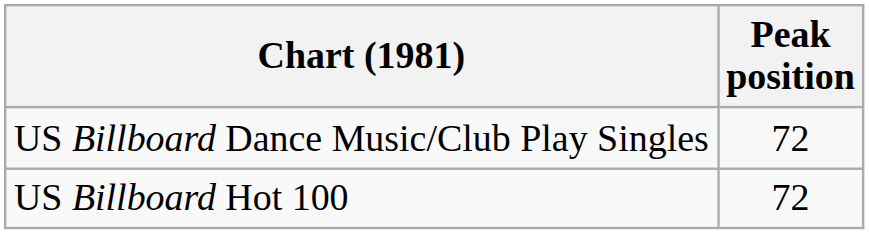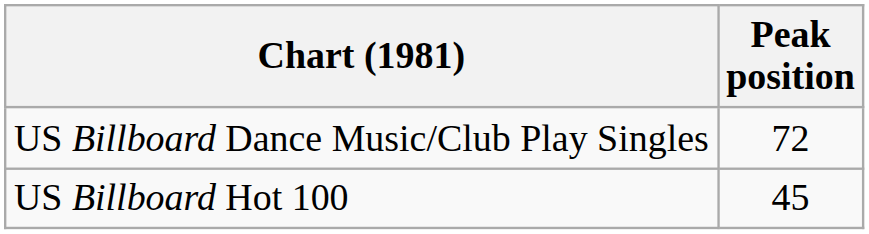(791, 197) 72 -> (791, 197) 45
